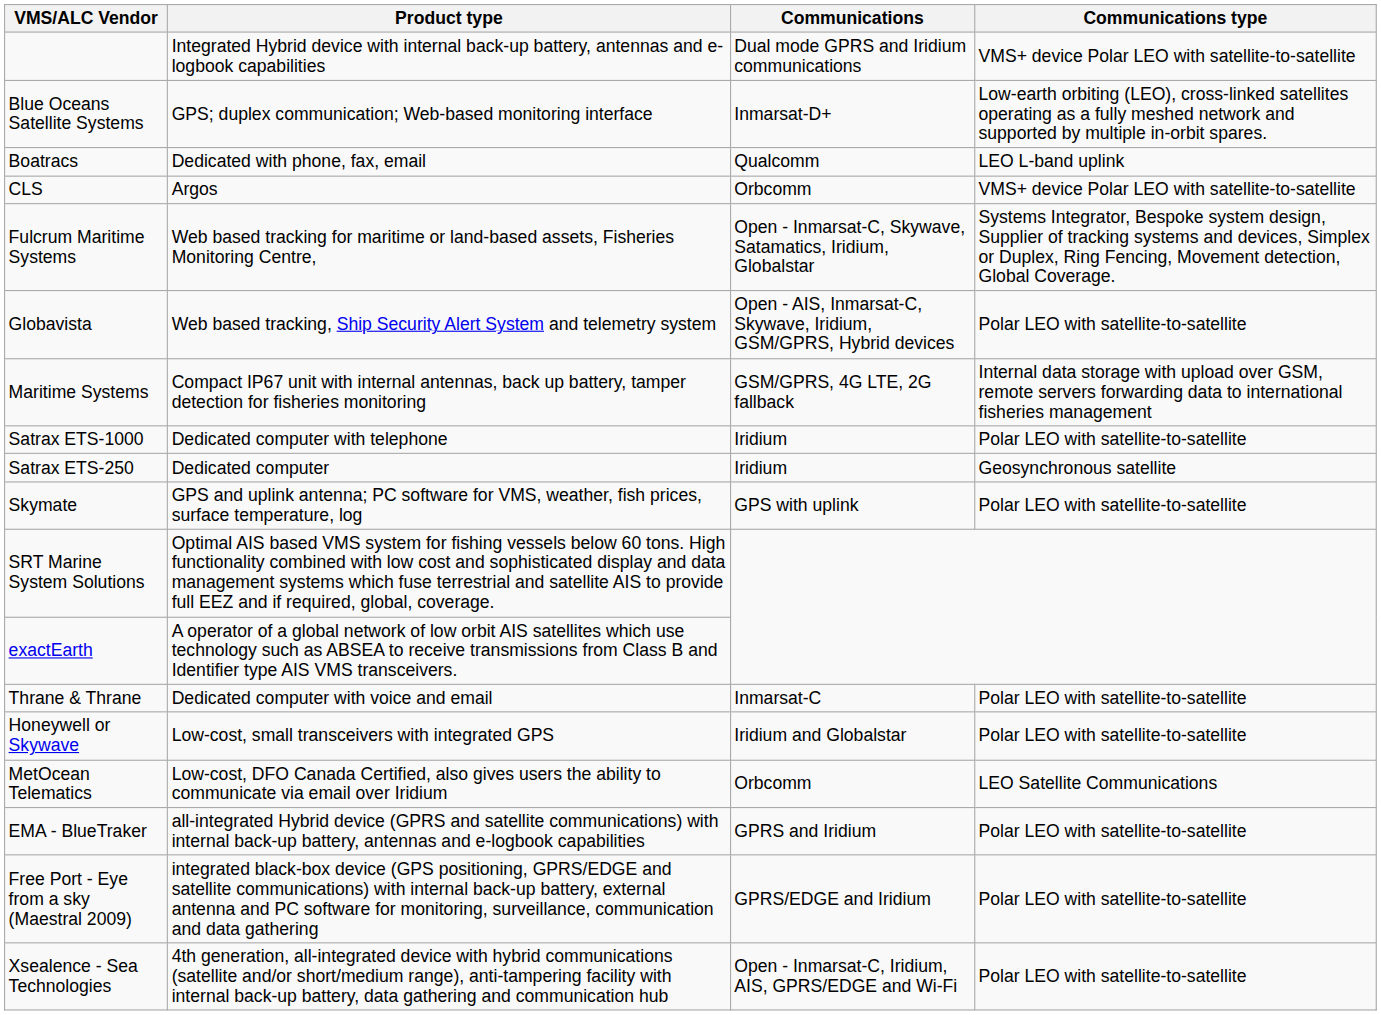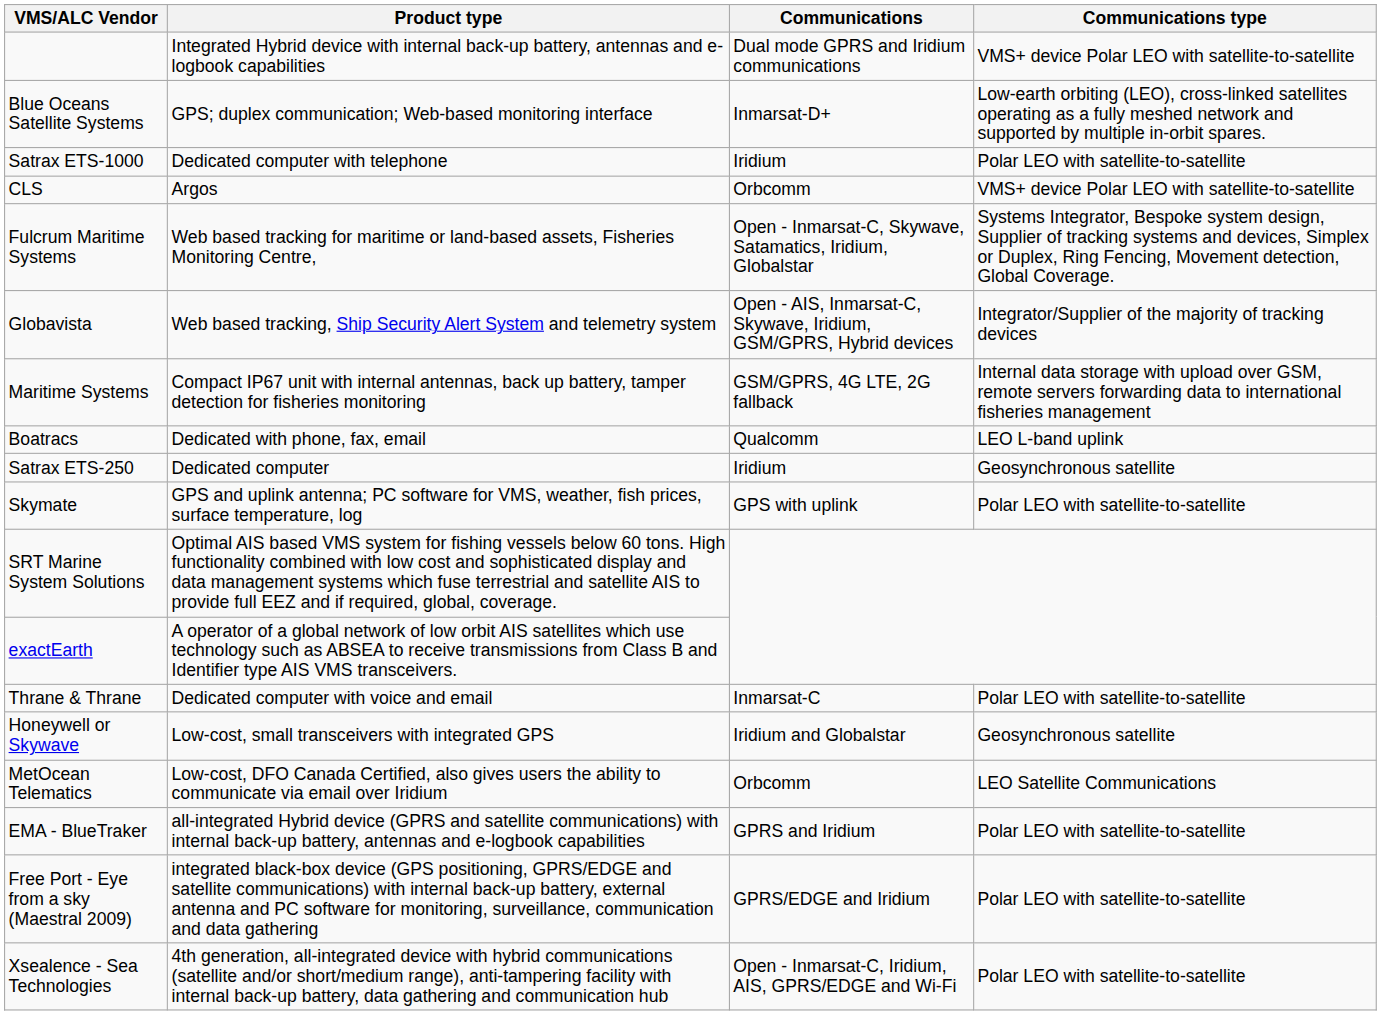rows swapped: (43, 161) <-> (76, 439)
(1113, 324) Polar LEO with satellite-to-satellite -> (1151, 324) Integrator/Supplier of the majority of tracking devices
(1113, 735) Polar LEO with satellite-to-satellite -> (1076, 735) Geosynchronous satellite
